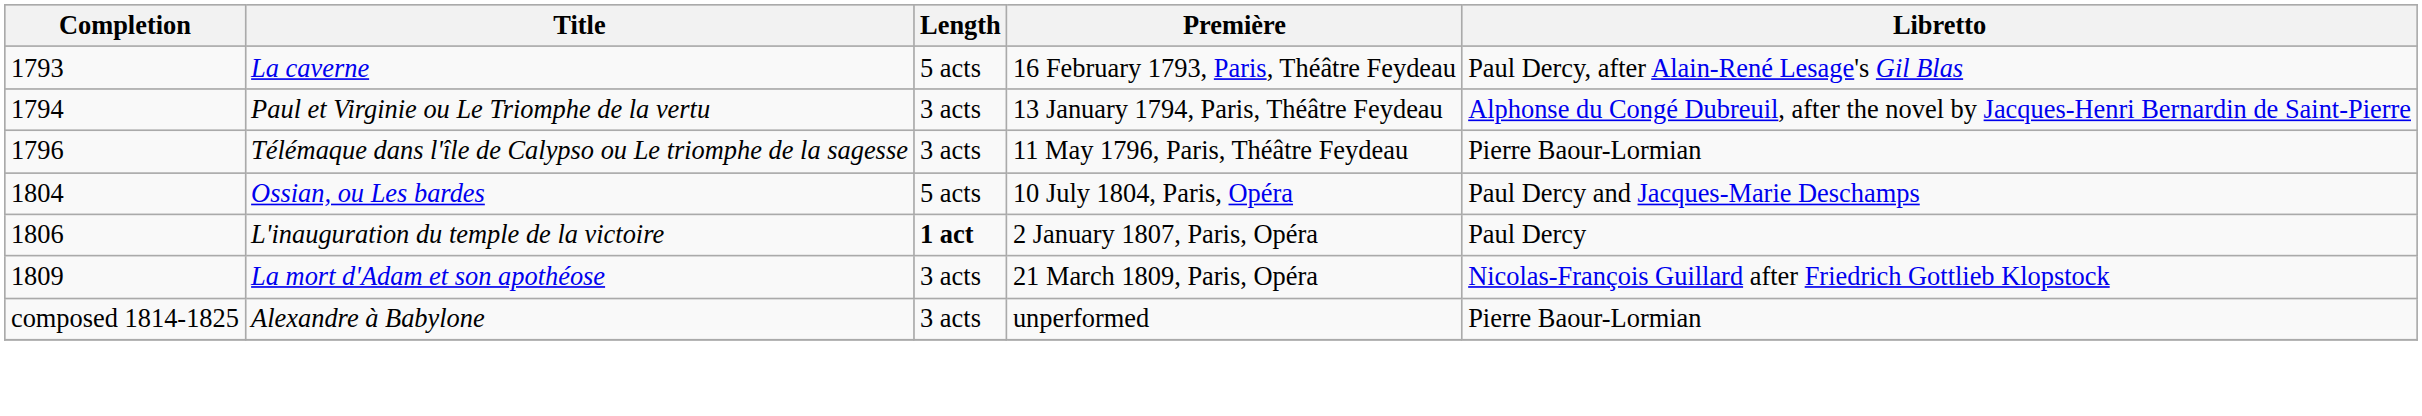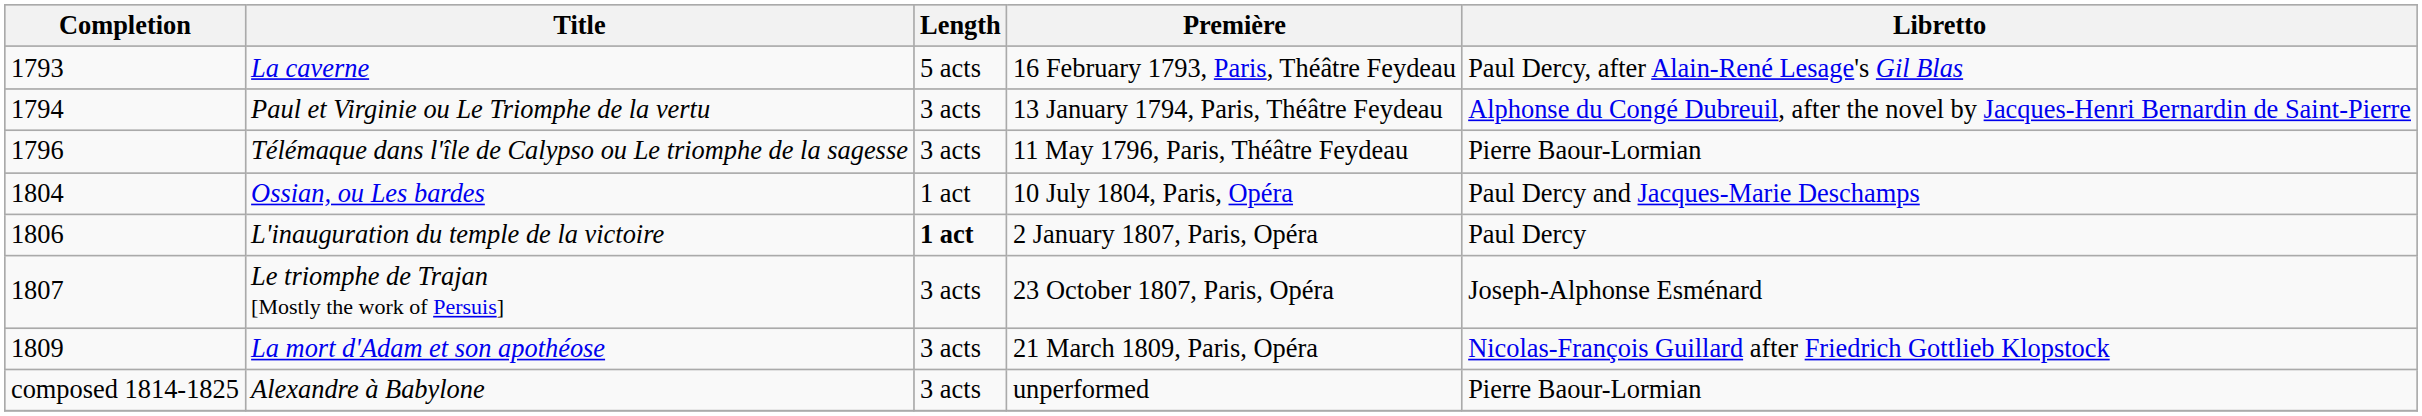(950, 192) 5 acts -> (945, 192) 1 act
+ row: (378, 291)
